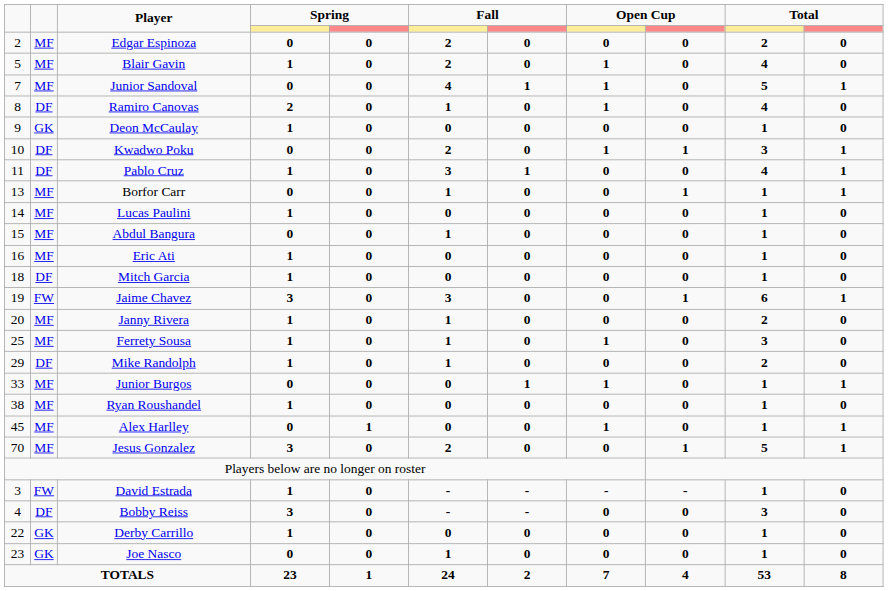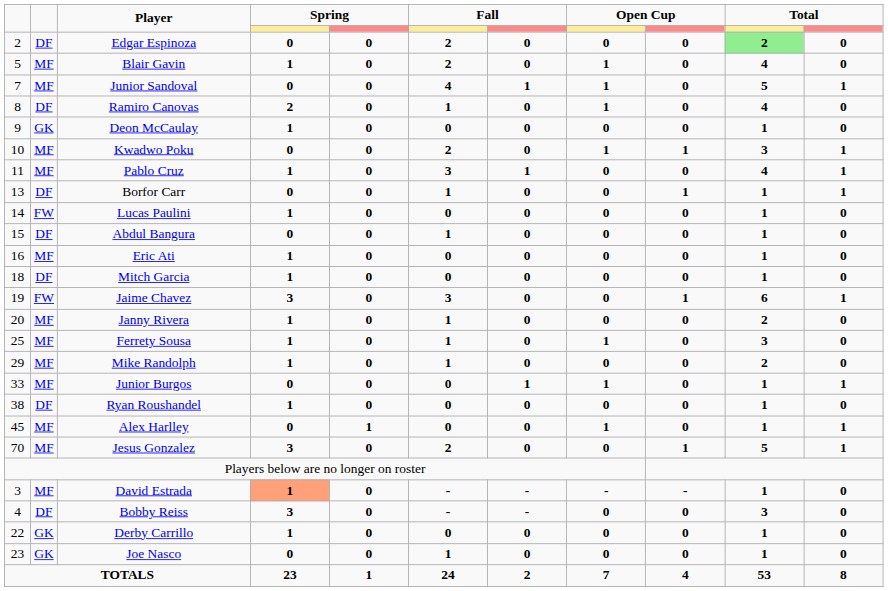(44, 42) MF -> (44, 42) DF
(764, 42) no background -> (764, 42) lightgreen background
(44, 149) DF -> (44, 149) MF
(44, 170) DF -> (44, 170) MF
(44, 191) MF -> (44, 191) DF
(44, 213) MF -> (44, 213) FW
(44, 234) MF -> (44, 234) DF
(44, 362) DF -> (44, 362) MF
(44, 405) MF -> (44, 405) DF
(44, 490) FW -> (44, 490) MF
(290, 490) no background -> (290, 490) lightsalmon background
